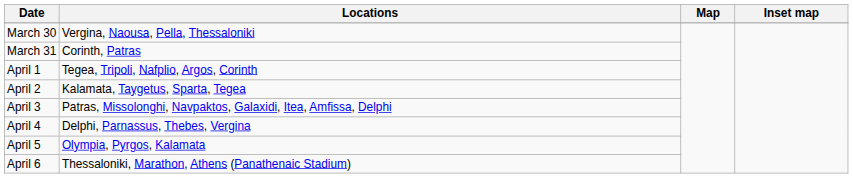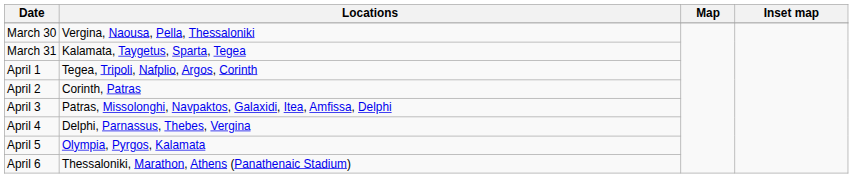(101, 51) Corinth, Patras -> (154, 51) Kalamata, Taygetus, Sparta, Tegea
(154, 88) Kalamata, Taygetus, Sparta, Tegea -> (101, 88) Corinth, Patras
